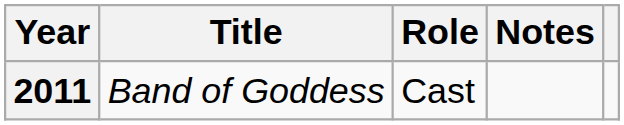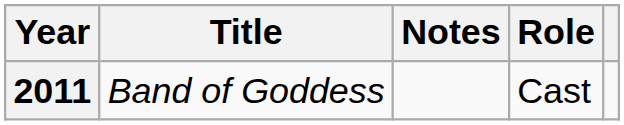columns swapped: (440, 32) <-> (545, 32)
